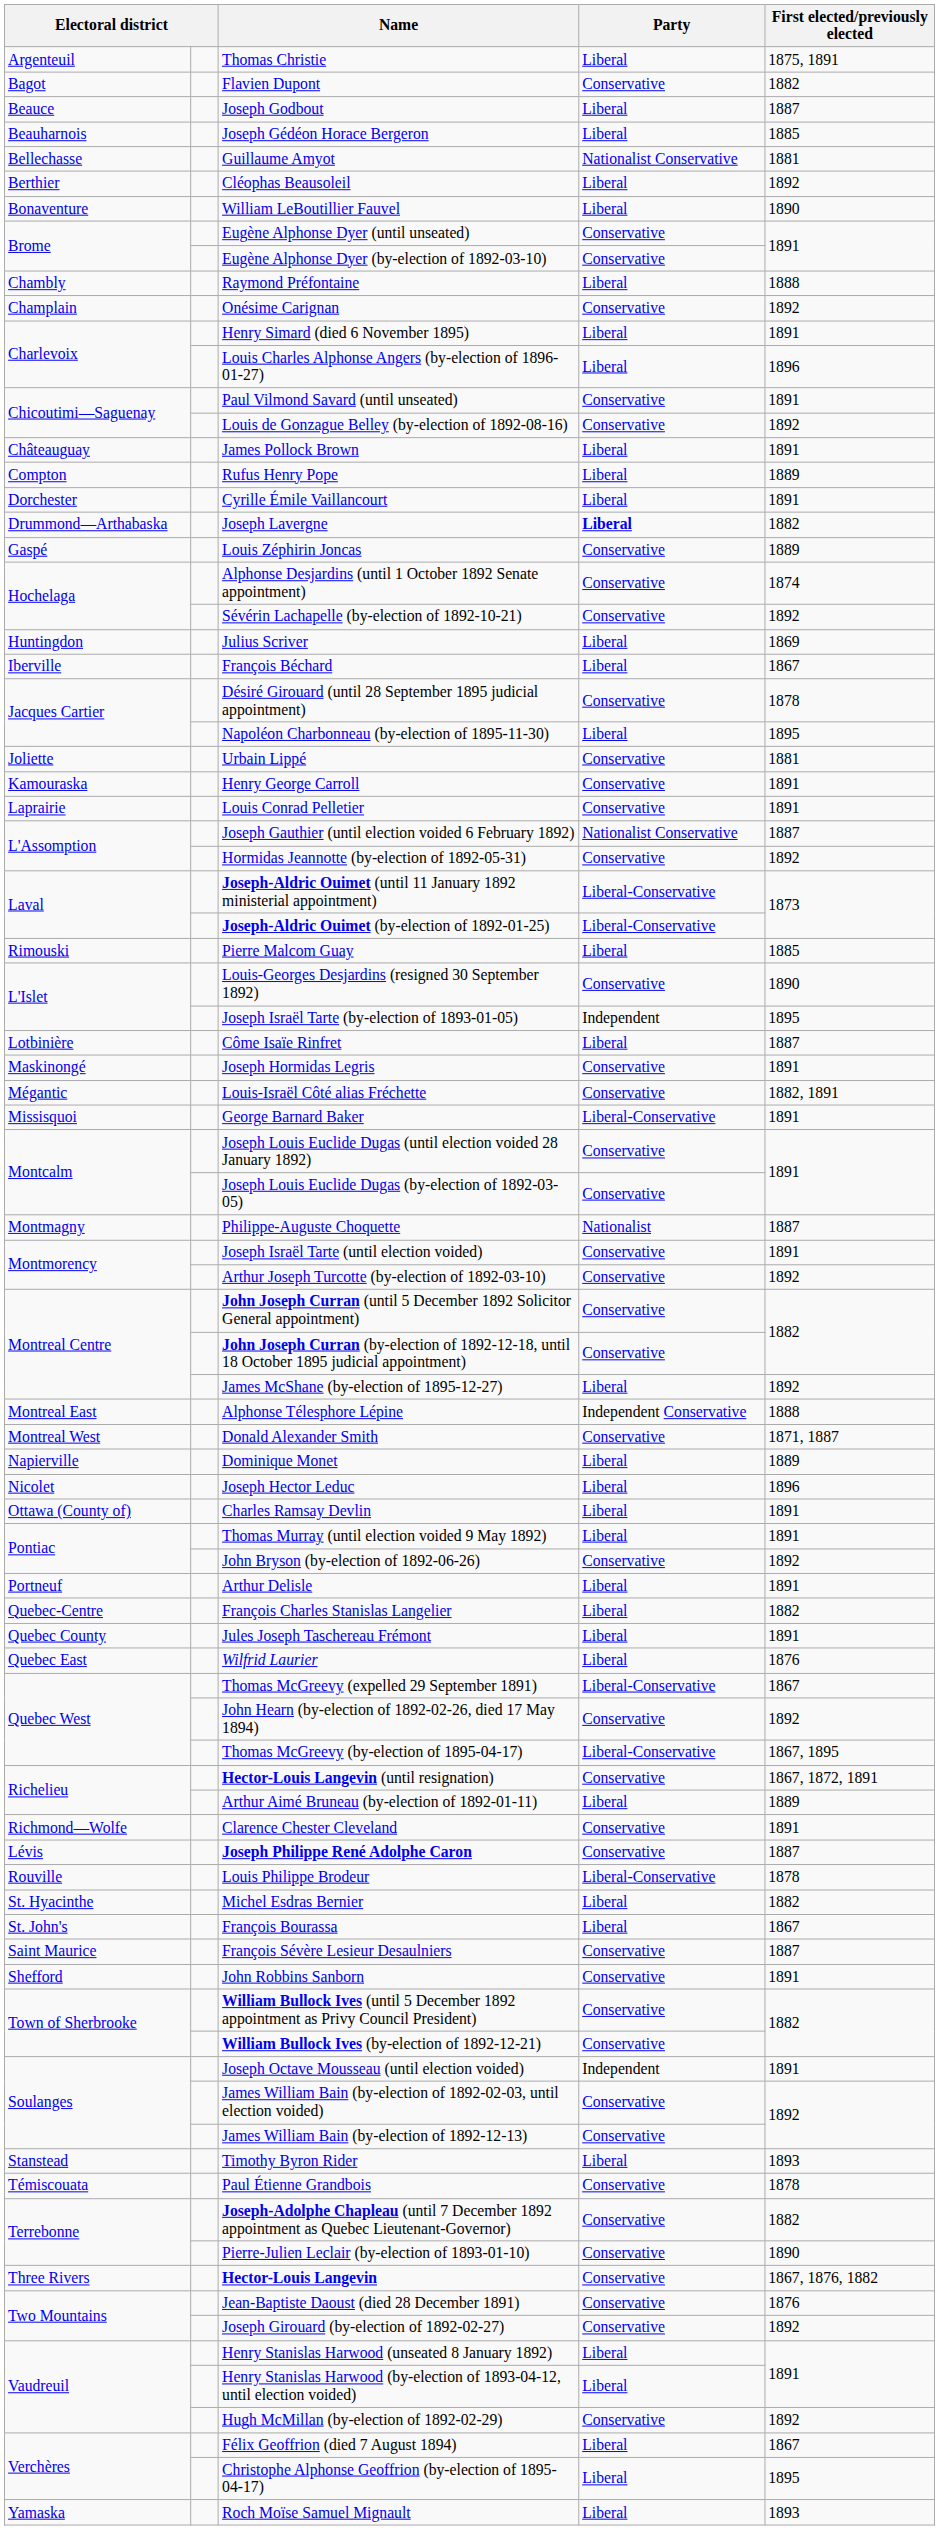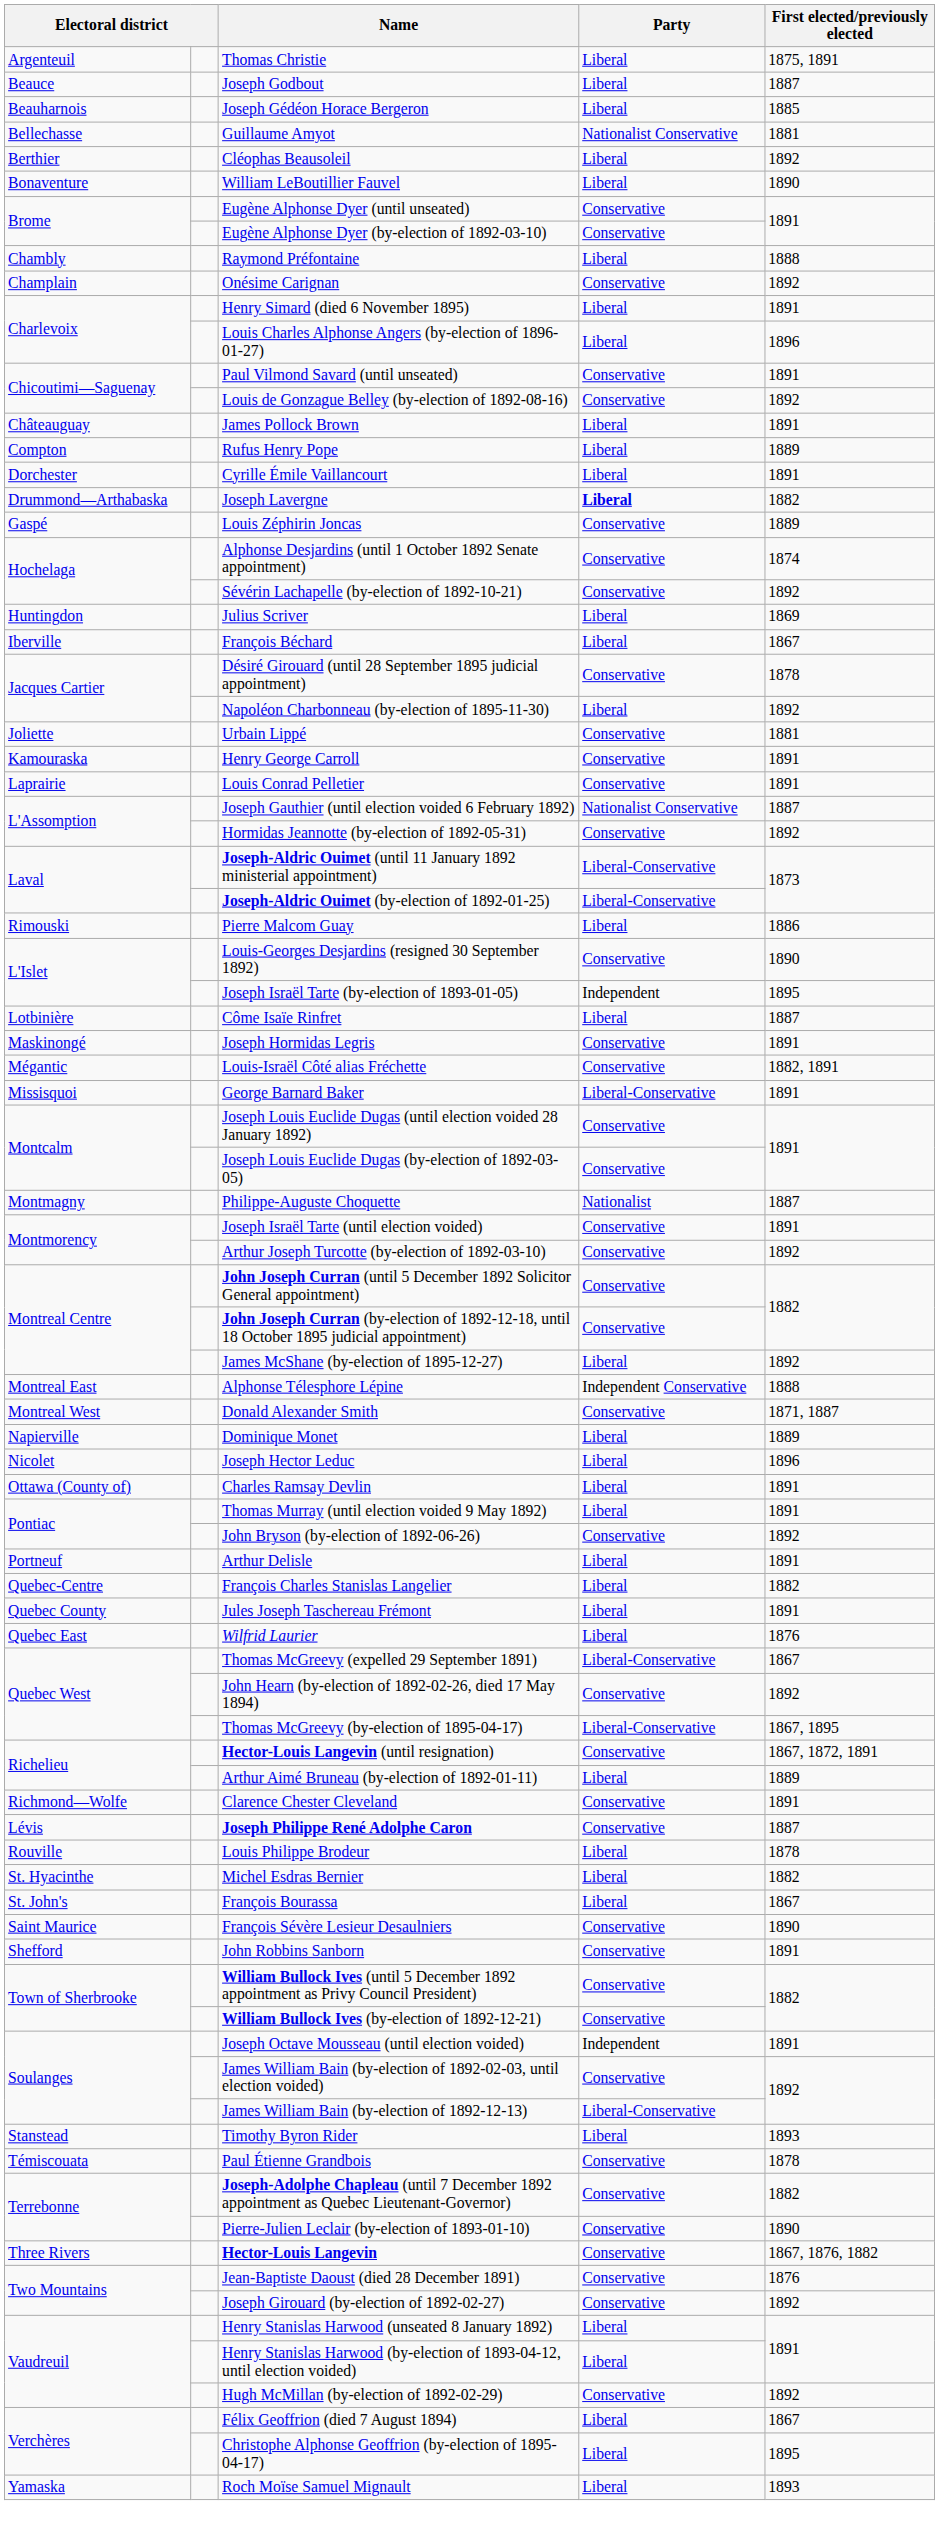- row: (271, 84)
(784, 734) 1895 -> (784, 709) 1892
(784, 950) 1885 -> (784, 925) 1886
(649, 1877) Liberal-Conservative -> (605, 1852) Liberal
(784, 1951) 1887 -> (784, 1926) 1890
(624, 2136) Conservative -> (649, 2111) Liberal-Conservative
